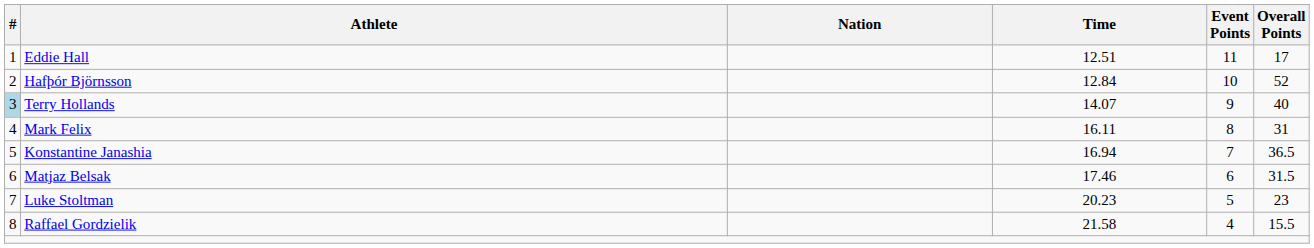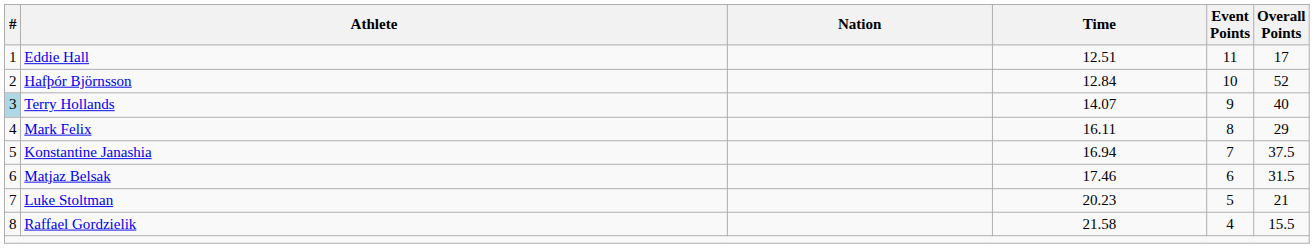(1281, 128) 31 -> (1281, 128) 29
(1281, 152) 36.5 -> (1281, 152) 37.5
(1281, 200) 23 -> (1281, 200) 21
